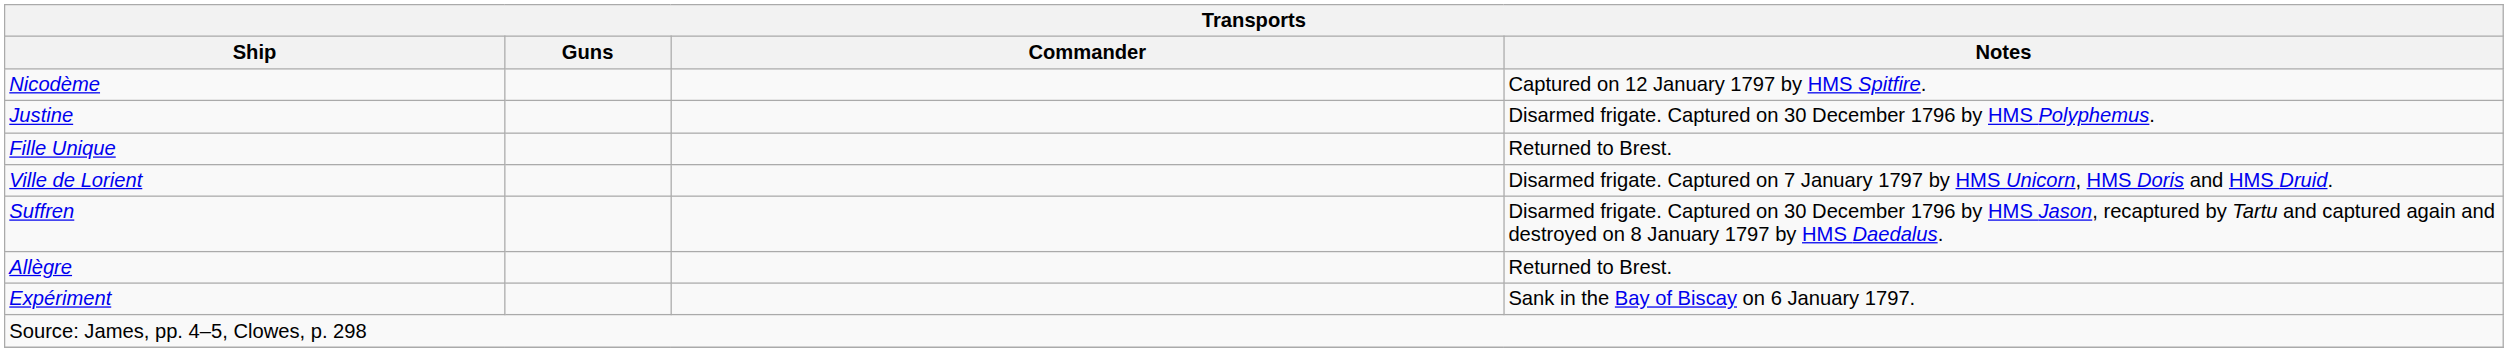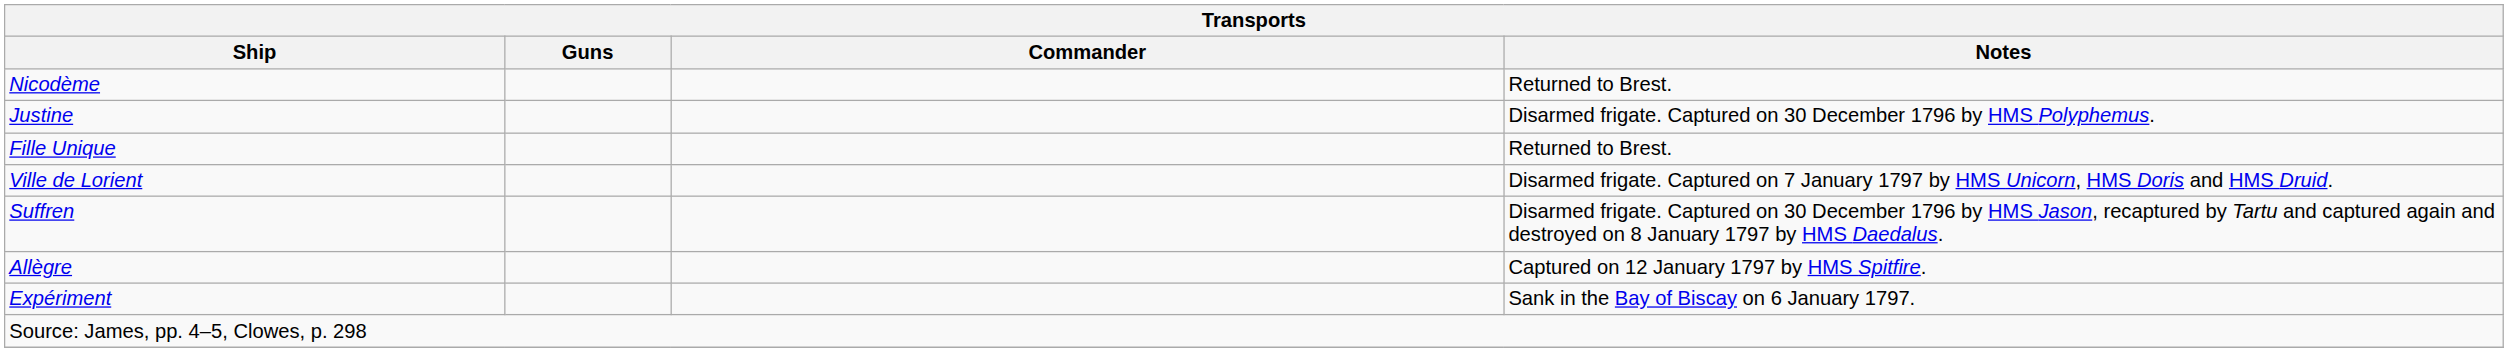(1717, 84) Captured on 12 January 1797 by HMS Spitfire. -> (1590, 84) Returned to Brest.
(1590, 266) Returned to Brest. -> (1717, 266) Captured on 12 January 1797 by HMS Spitfire.
